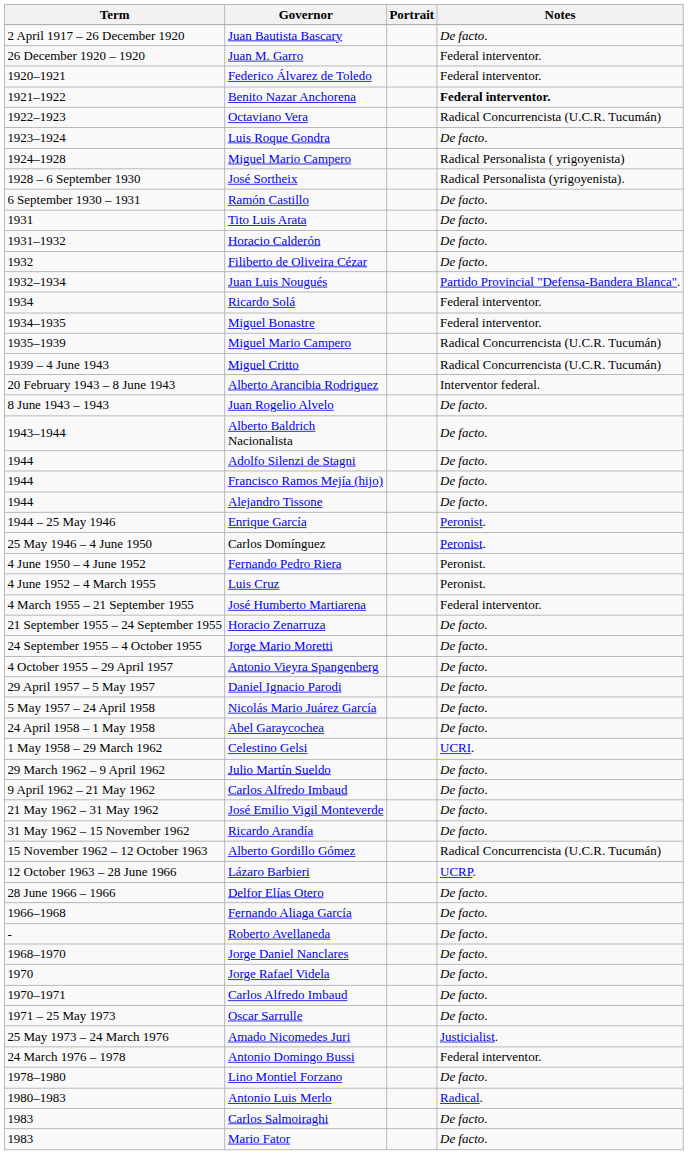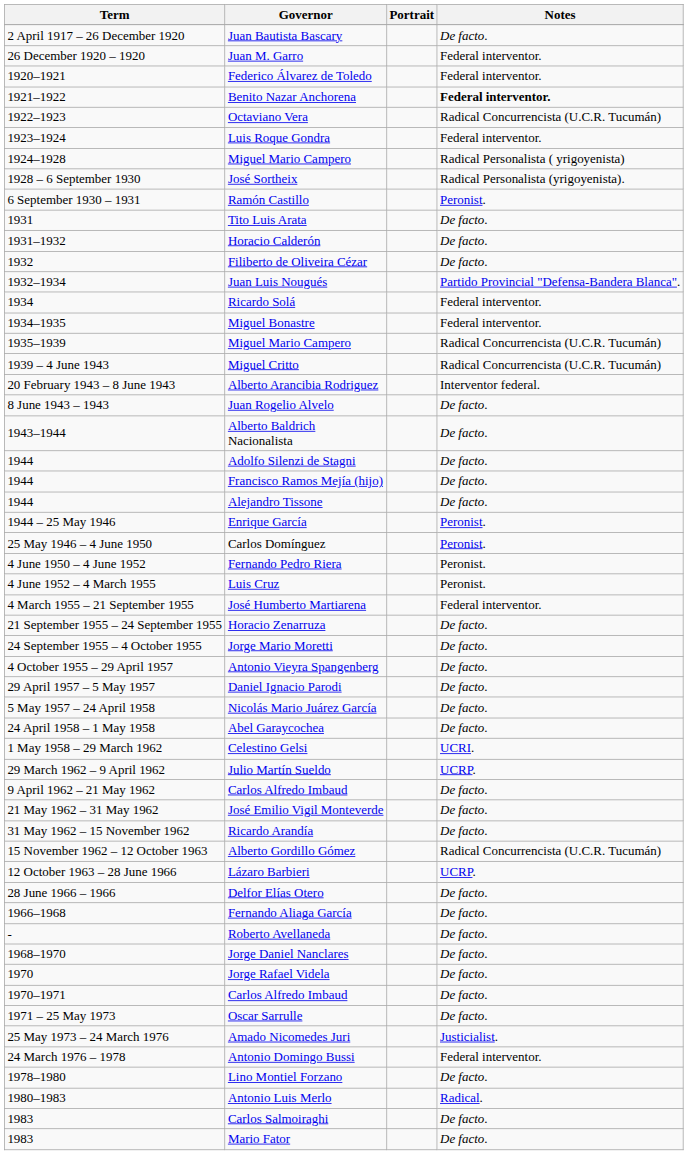(464, 138) De facto. -> (491, 138) Federal interventor.
(464, 199) De facto. -> (463, 199) Peronist.
(464, 769) De facto. -> (458, 769) UCRP.
